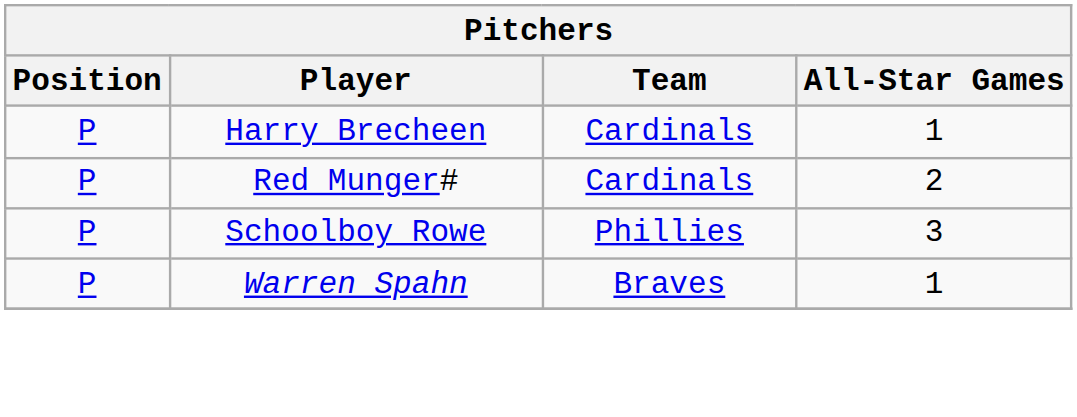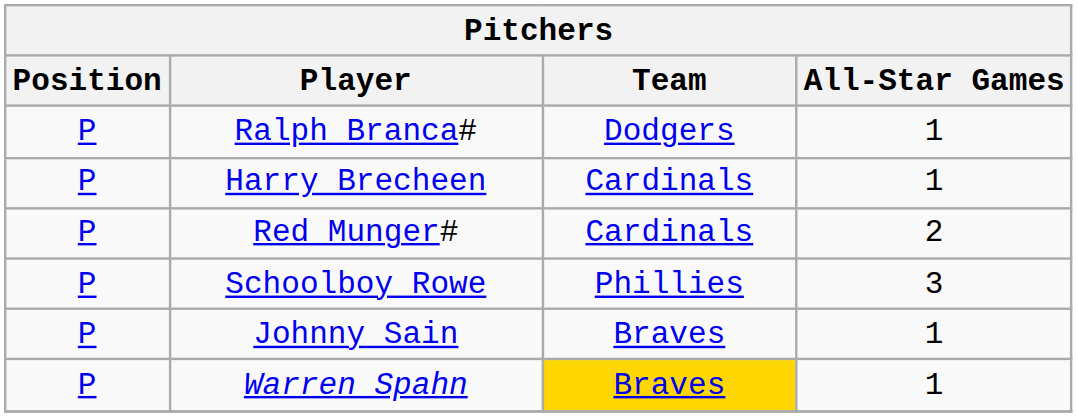+ row: (356, 132)
+ row: (356, 334)
(669, 284) no background -> (669, 385) gold background
